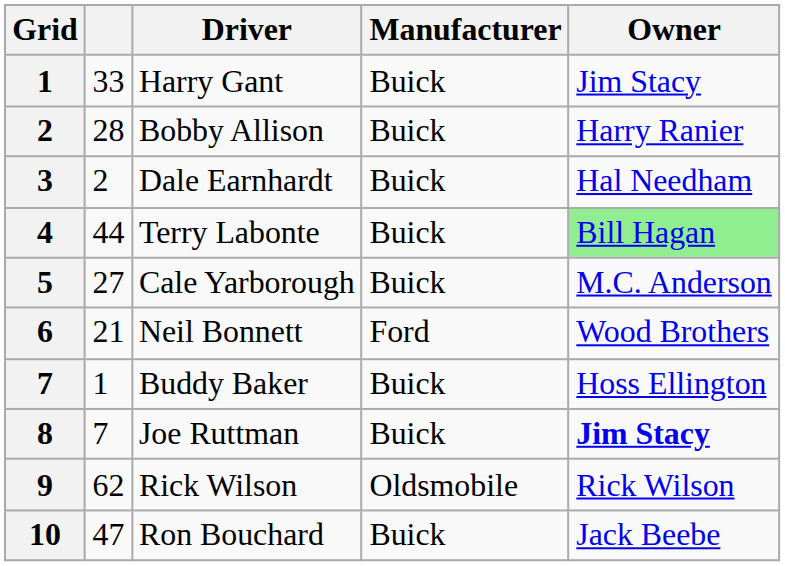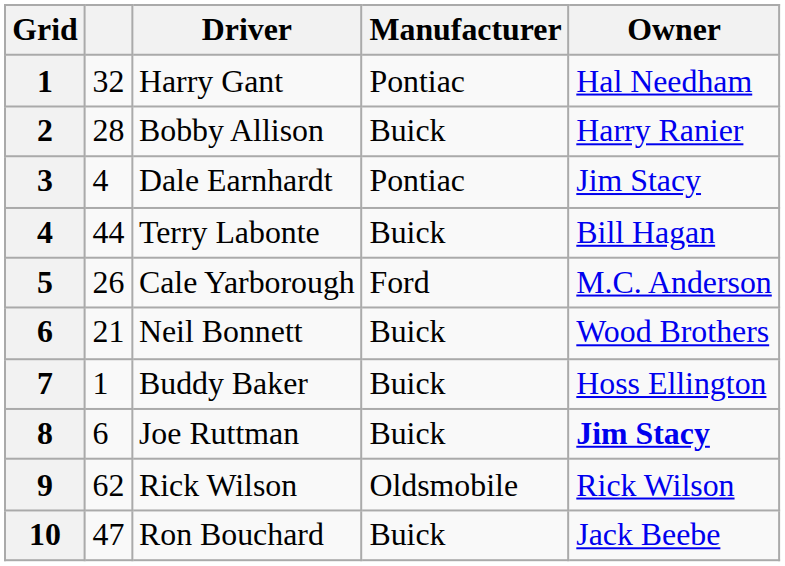(108, 80) 33 -> (108, 80) 32
(407, 80) Buick -> (417, 80) Pontiac
(639, 80) Jim Stacy -> (664, 80) Hal Needham
(100, 181) 2 -> (100, 181) 4
(407, 181) Buick -> (417, 181) Pontiac
(664, 181) Hal Needham -> (639, 181) Jim Stacy
(646, 231) lightgreen background -> (646, 231) no background
(108, 282) 27 -> (108, 282) 26
(407, 282) Buick -> (400, 282) Ford
(400, 332) Ford -> (407, 332) Buick
(100, 433) 7 -> (100, 433) 6
